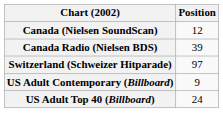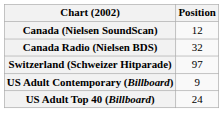(197, 47) 39 -> (197, 47) 32
